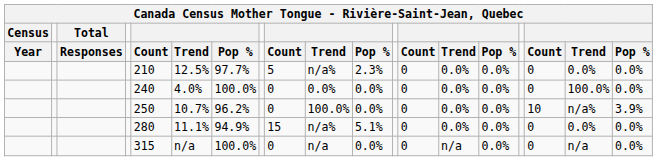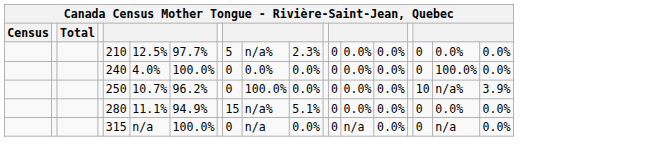- row: (28, 52)
